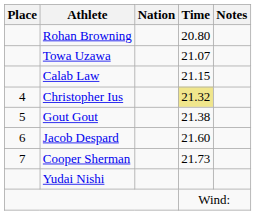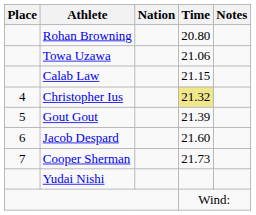(196, 55) 21.07 -> (196, 55) 21.06
(196, 117) 21.38 -> (196, 117) 21.39
